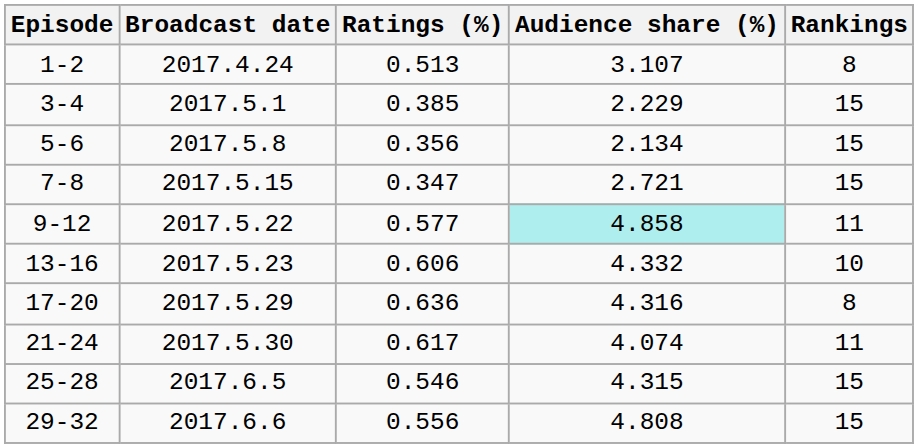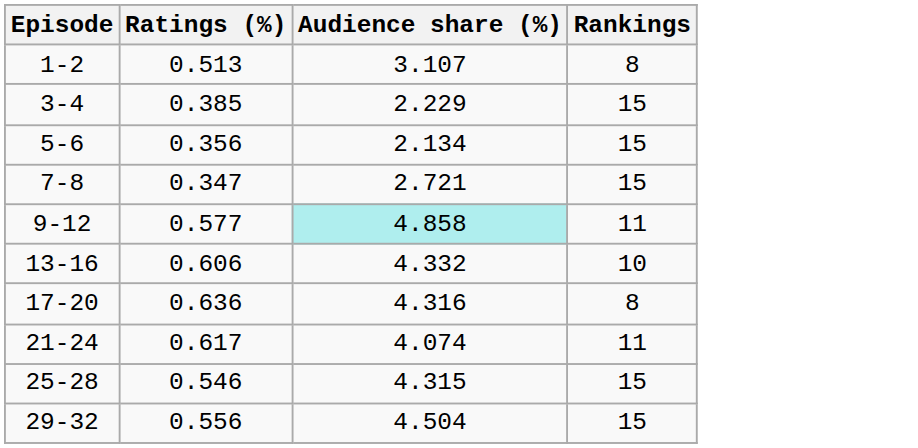- column: (228, 25)
(647, 423) 4.808 -> (430, 423) 4.504
